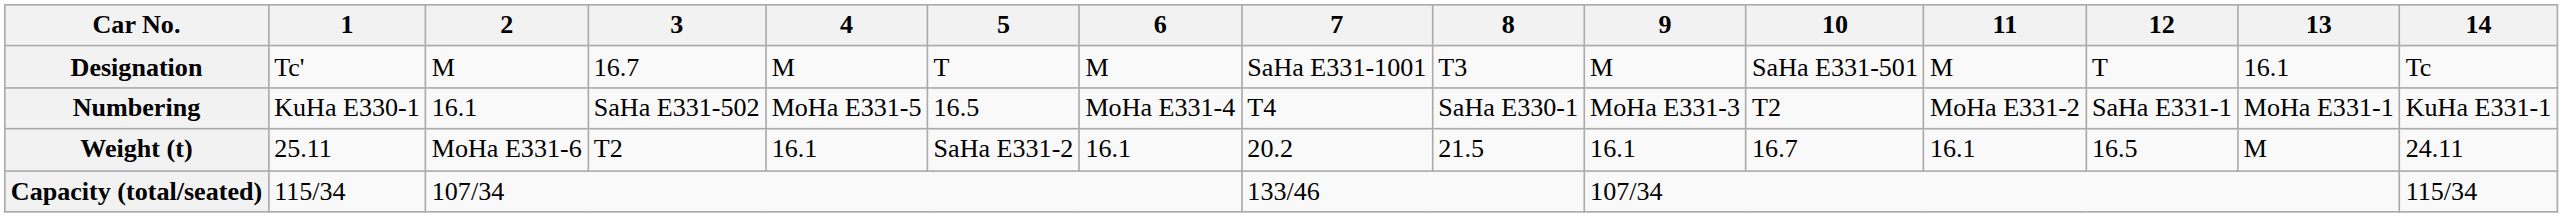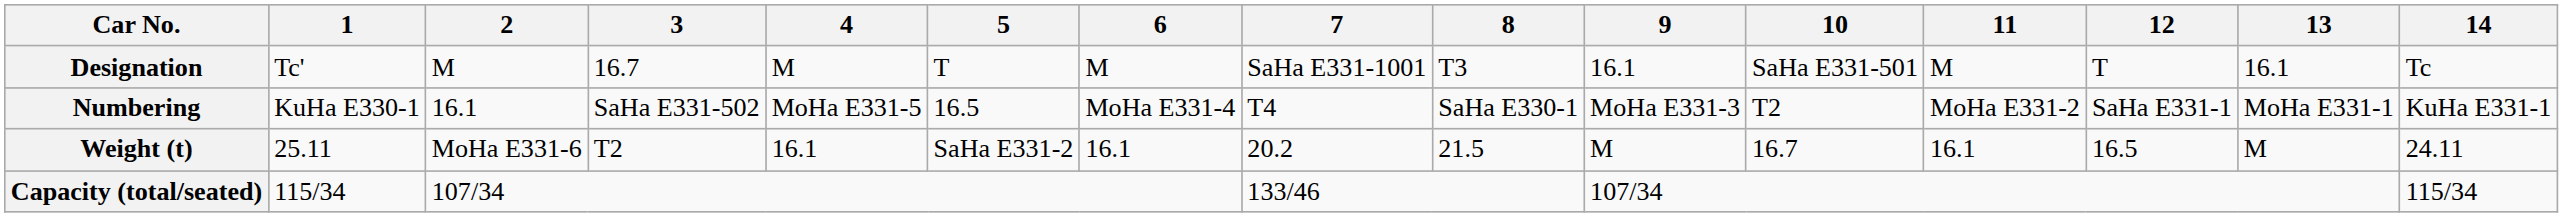(1602, 66) M -> (1613, 66) 16.1
(1613, 149) 16.1 -> (1602, 149) M
